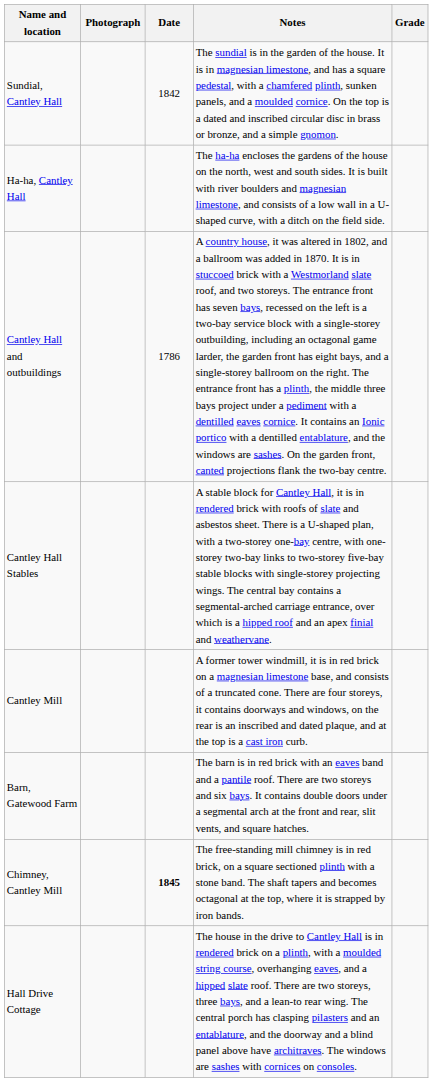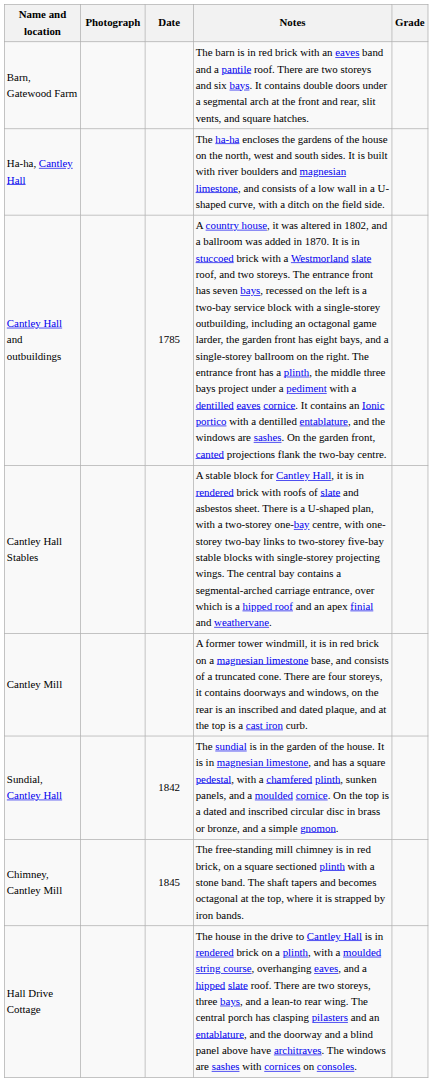rows swapped: (42, 795) <-> (34, 93)
(169, 356) 1786 -> (169, 340) 1785
(169, 882) bold -> (169, 882) normal
